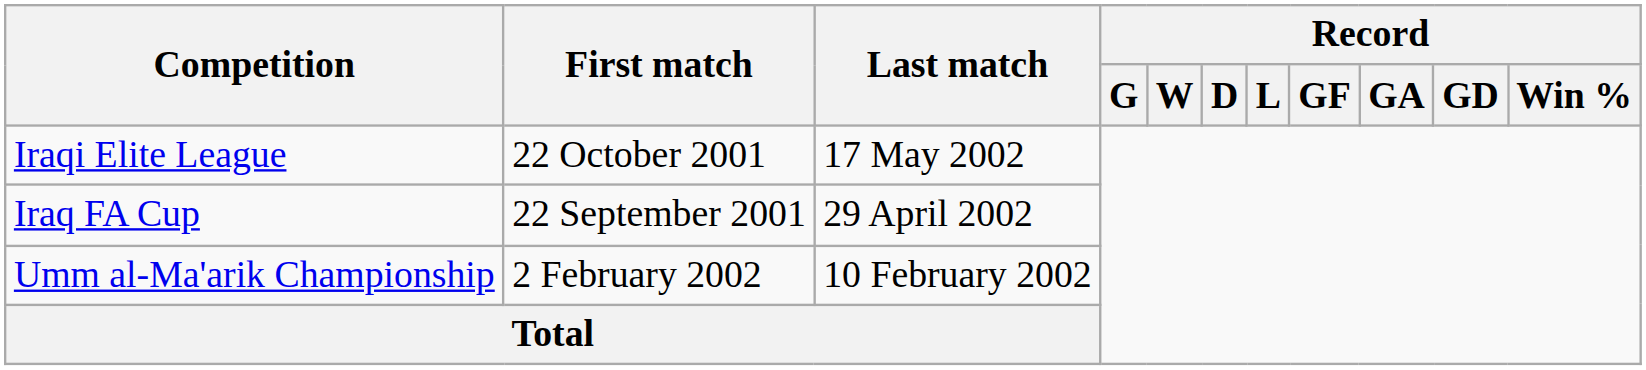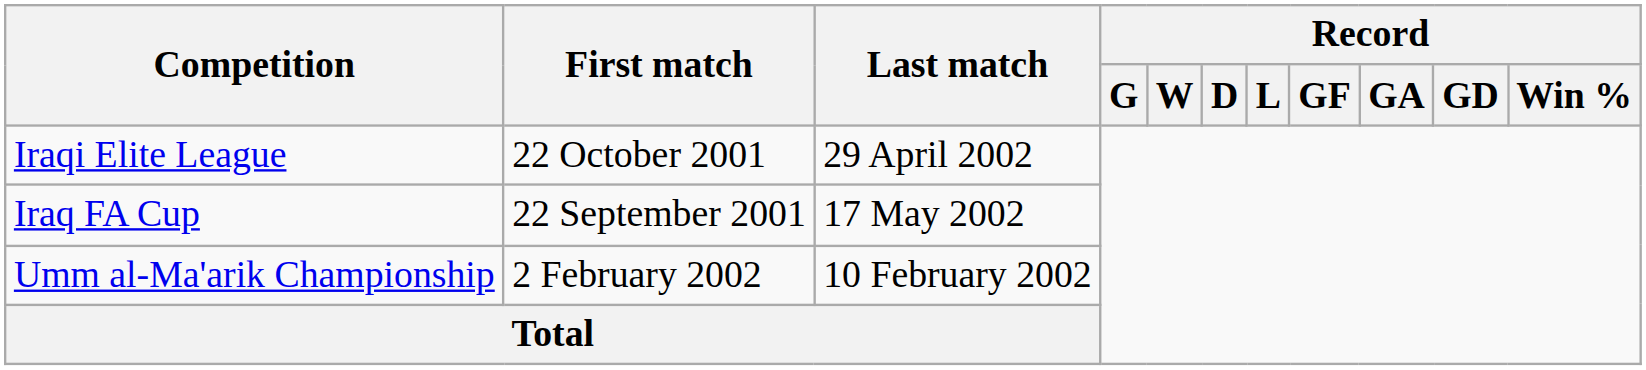(924, 154) 17 May 2002 -> (928, 154) 29 April 2002
(928, 214) 29 April 2002 -> (924, 214) 17 May 2002
